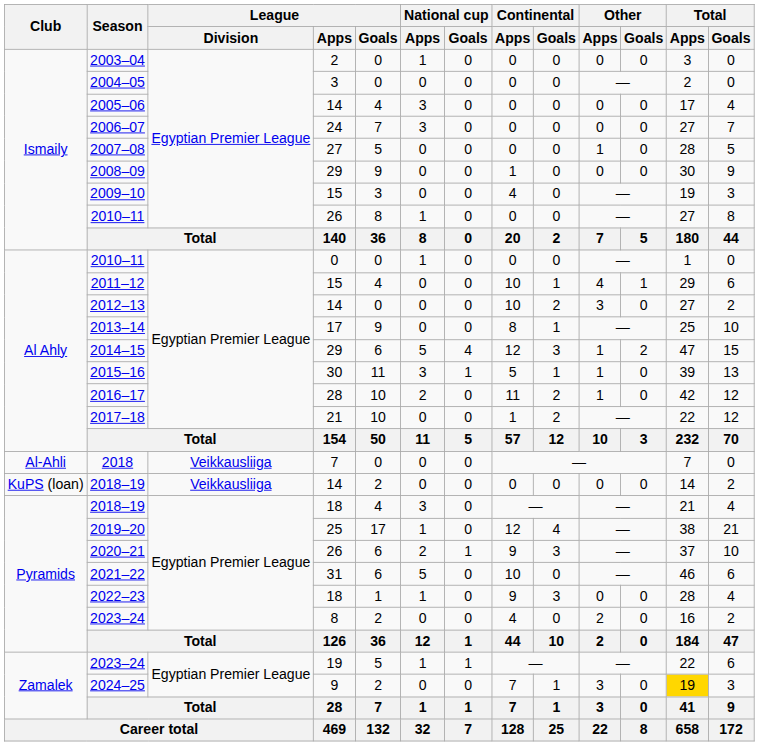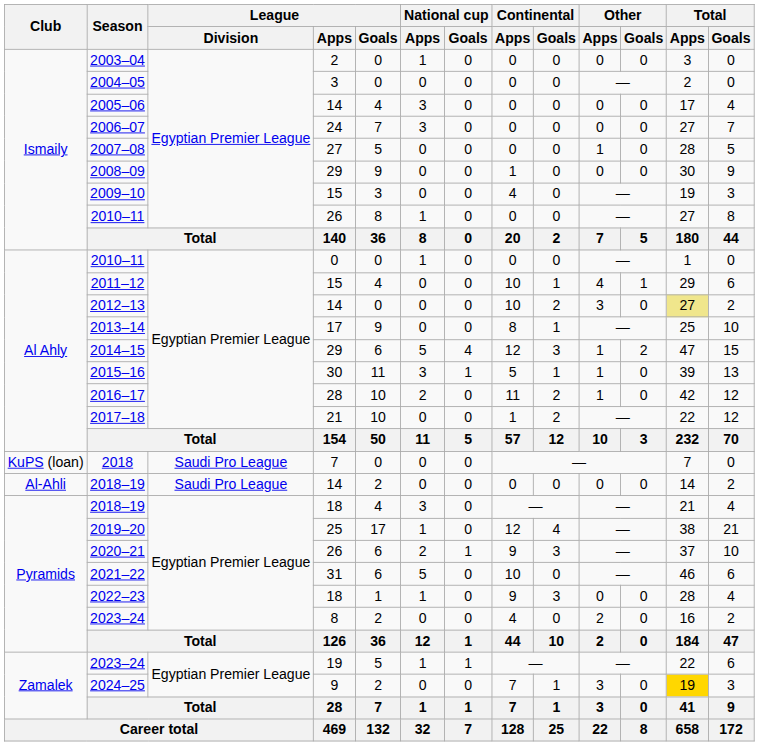(687, 305) no background -> (687, 305) khaki background
(46, 462) Al-Ahli -> (46, 462) KuPS (loan)
(231, 462) Veikkausliiga -> (231, 462) Saudi Pro League
(46, 484) KuPS (loan) -> (46, 484) Al-Ahli
(231, 484) Veikkausliiga -> (231, 484) Saudi Pro League
